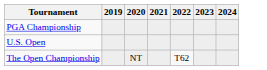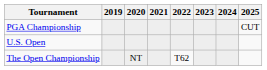+ column: (250, 12)
